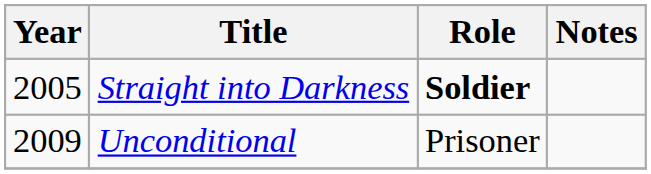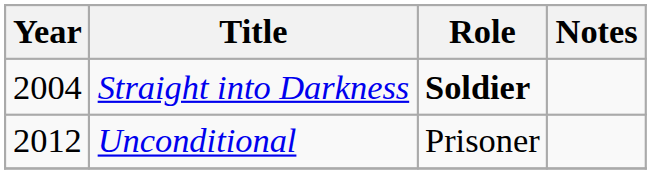(47, 86) 2005 -> (47, 86) 2004
(47, 140) 2009 -> (47, 140) 2012
